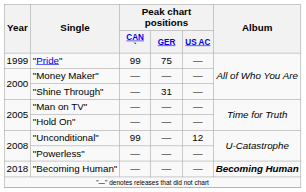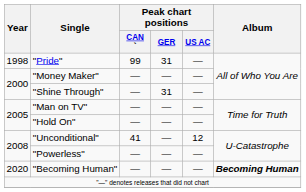(17, 60) 1999 -> (17, 60) 1998
(166, 60) 75 -> (166, 60) 31
(135, 138) 99 -> (135, 138) 41
(17, 169) 2018 -> (17, 169) 2020
